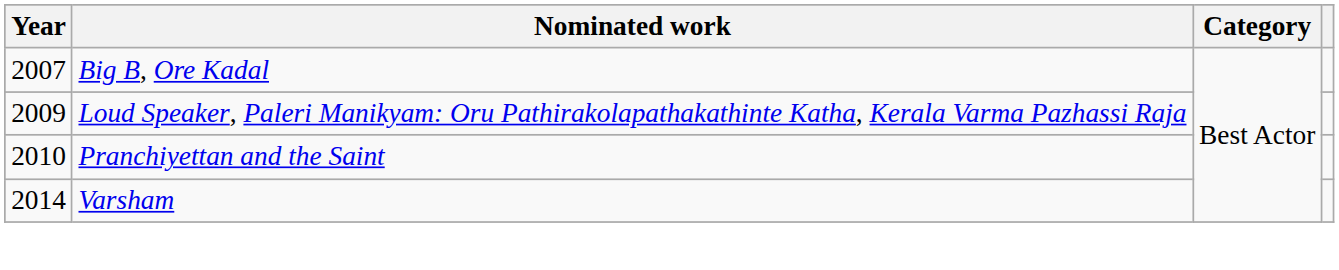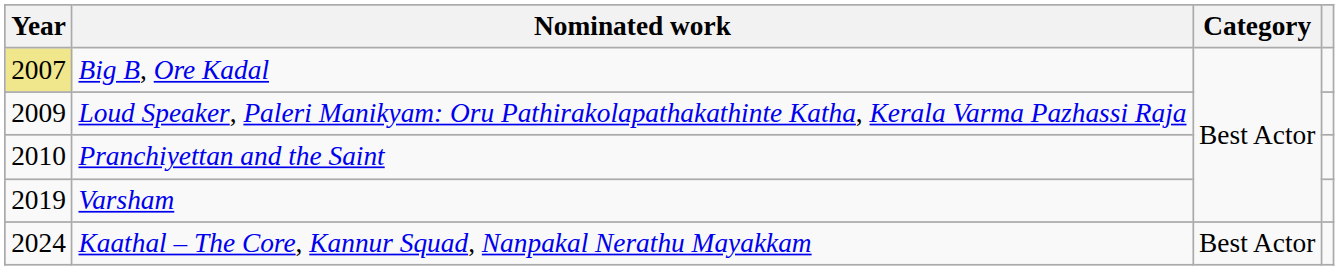(39, 69) no background -> (39, 69) khaki background
(39, 199) 2014 -> (39, 199) 2019
+ row: (445, 243)
